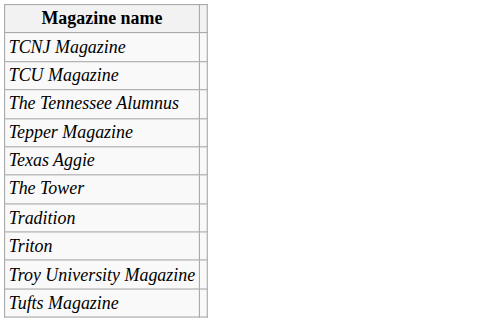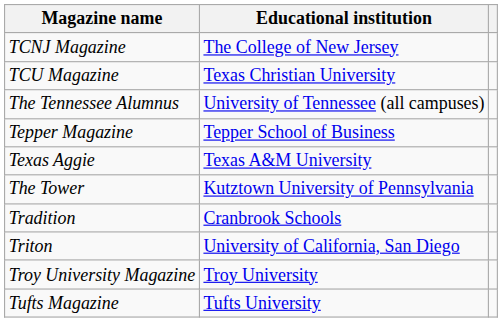+ column: (344, 18)
